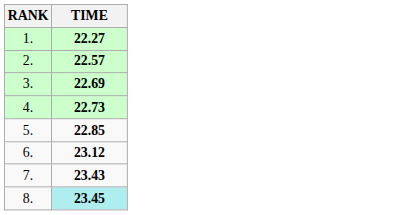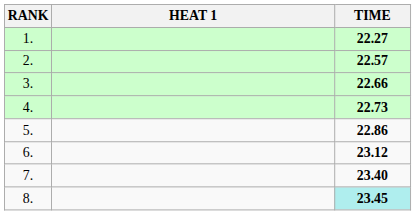+ column: (193, 16)
(89, 84) 22.69 -> (372, 84) 22.66
(89, 130) 22.85 -> (372, 130) 22.86
(89, 175) 23.43 -> (372, 175) 23.40
